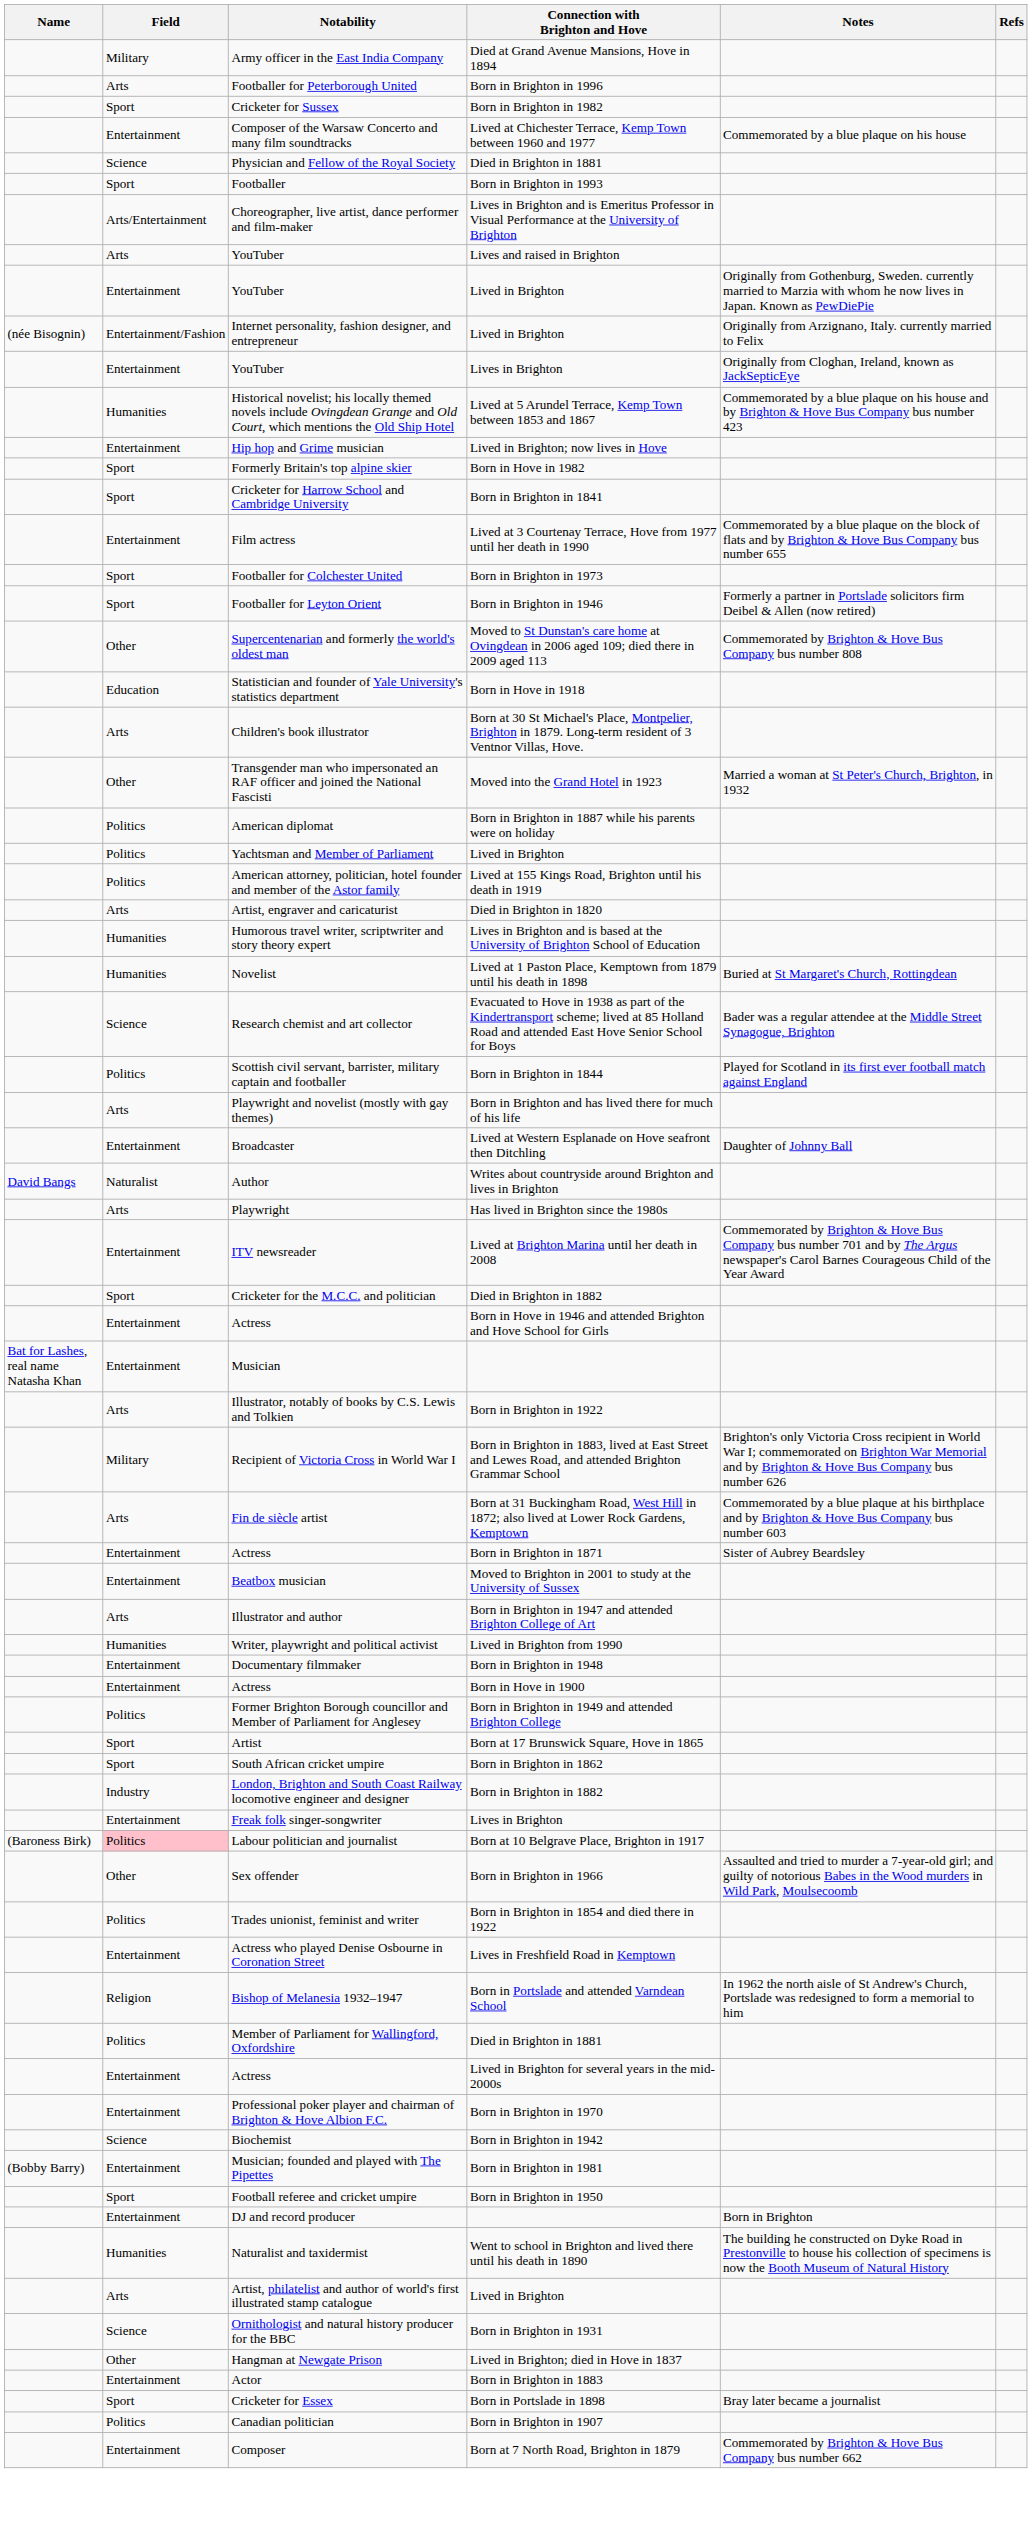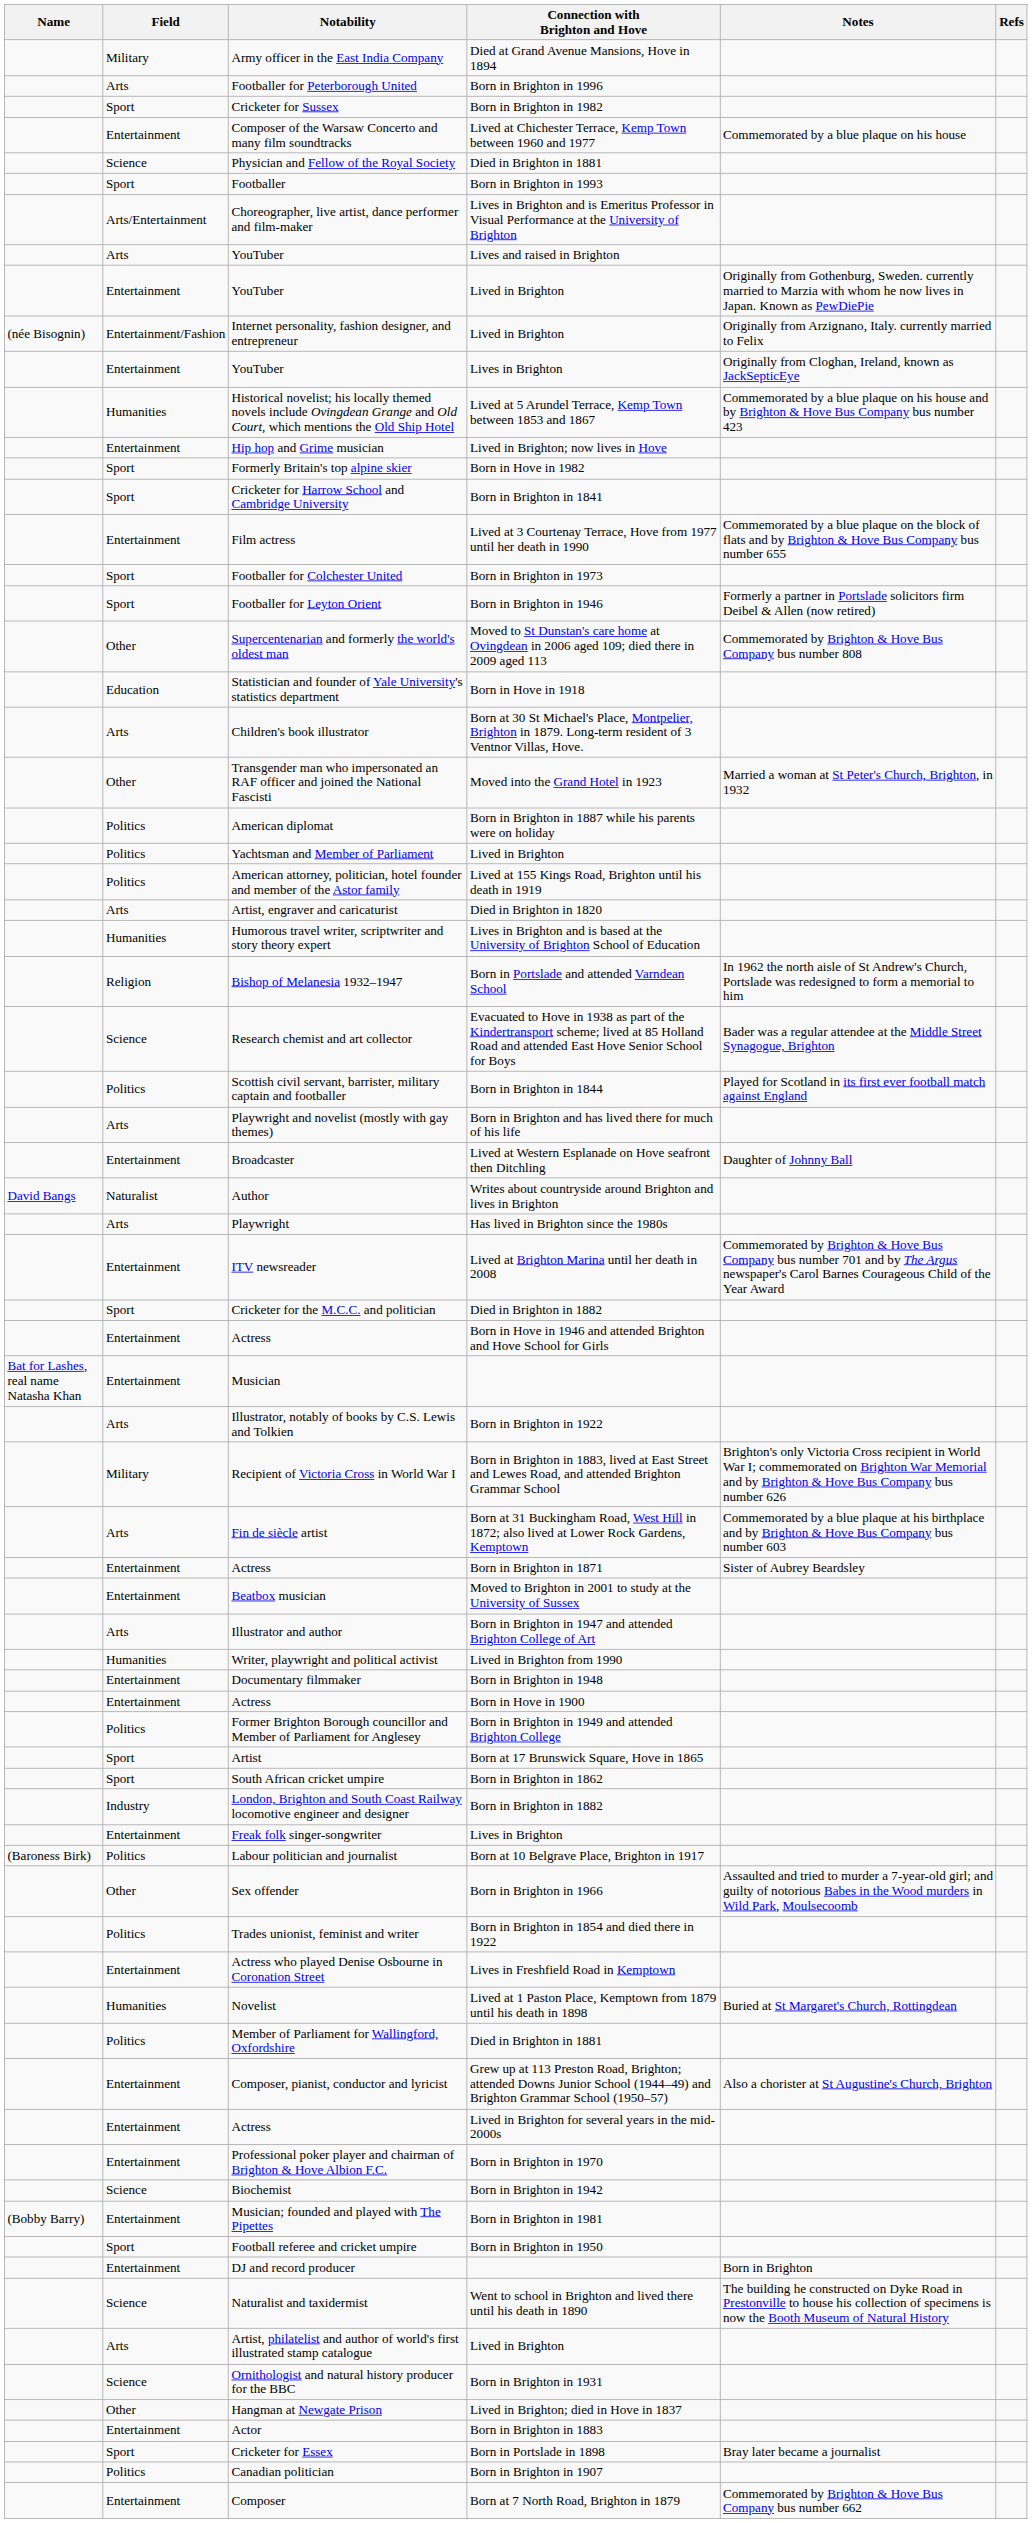rows swapped: (317, 1997) <-> (254, 973)
(126, 1840) pink background -> (126, 1855) no background
+ row: (339, 2083)
(136, 2252) Humanities -> (126, 2303) Science
